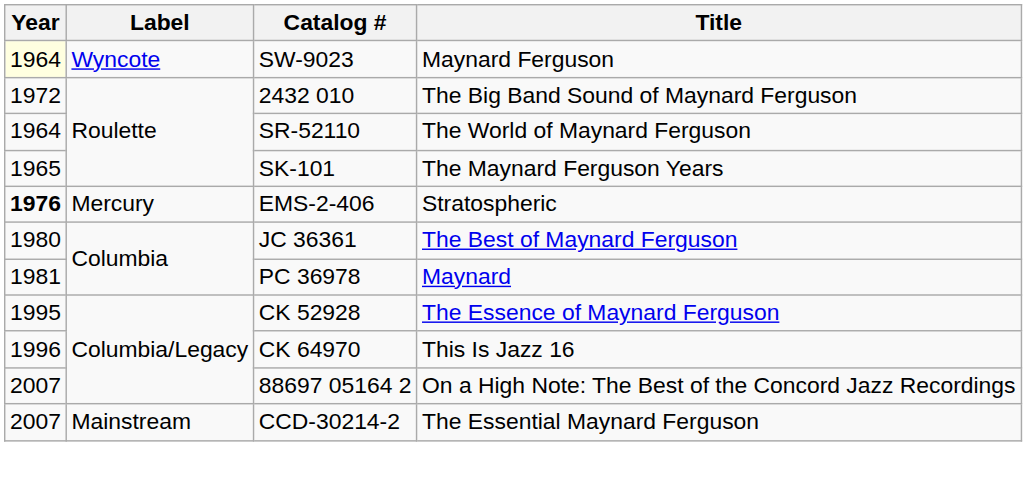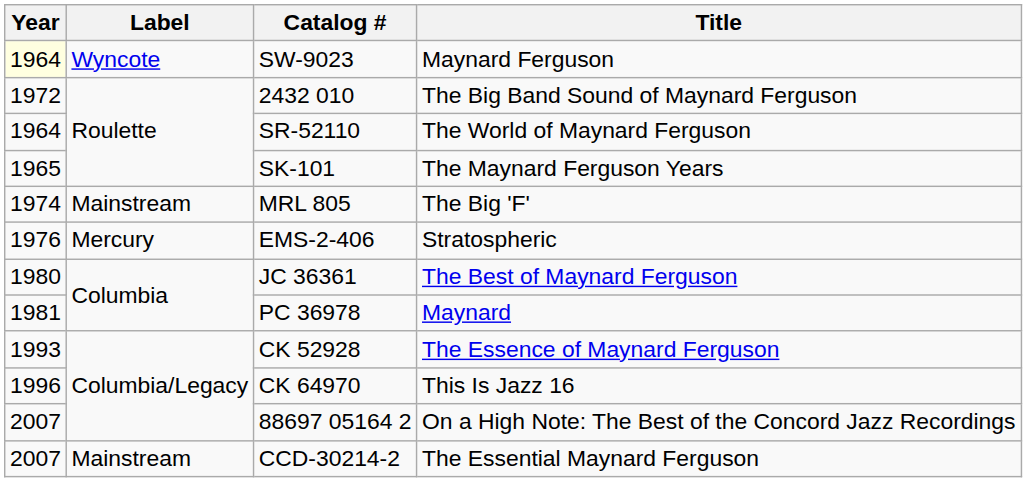+ row: (305, 204)
(35, 204) bold -> (35, 240) normal
(35, 312) 1995 -> (35, 349) 1993
